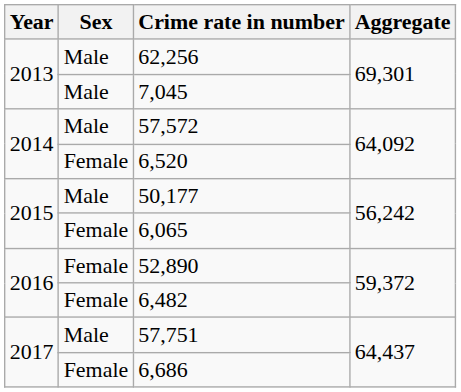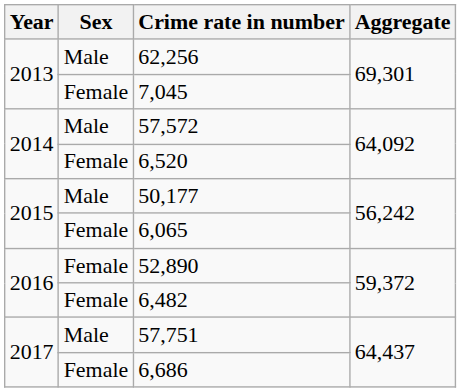(86, 91) Male -> (96, 91) Female
